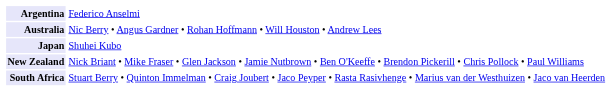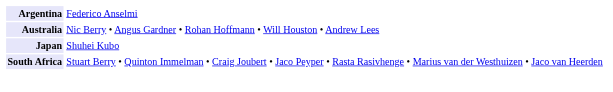- row: (36, 61)
